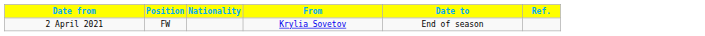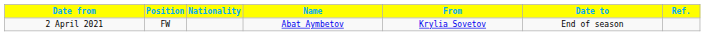+ column: (313, 11)
